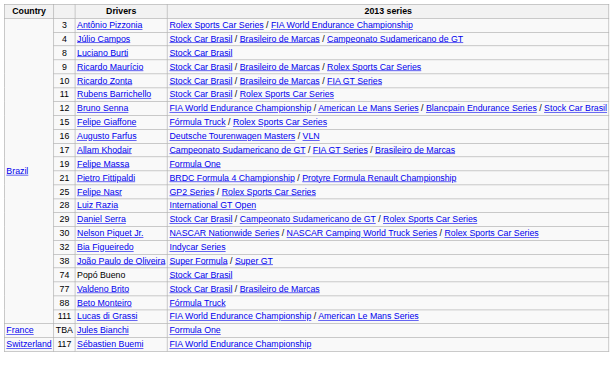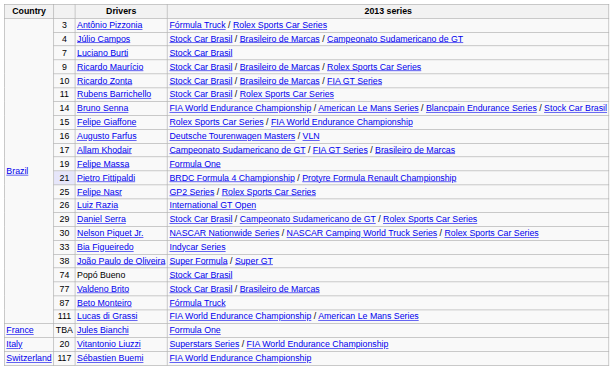(291, 26) Rolex Sports Car Series / FIA World Endurance Championship -> (248, 26) Fórmula Truck / Rolex Sports Car Series
(64, 53) 8 -> (64, 53) 7
(64, 109) 12 -> (64, 109) 14
(248, 123) Fórmula Truck / Rolex Sports Car Series -> (291, 123) Rolex Sports Car Series / FIA World Endurance Championship
(64, 178) no background -> (64, 178) lavender background
(64, 206) 28 -> (64, 206) 26
(64, 248) 32 -> (64, 248) 33
(64, 303) 88 -> (64, 303) 87
+ row: (109, 345)
